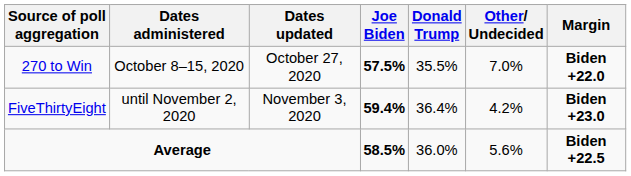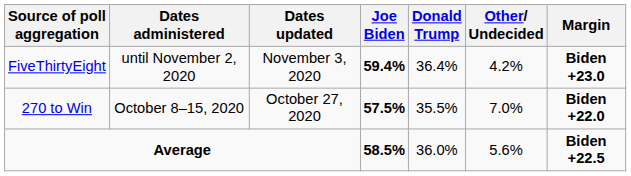rows swapped: (57, 67) <-> (57, 108)
